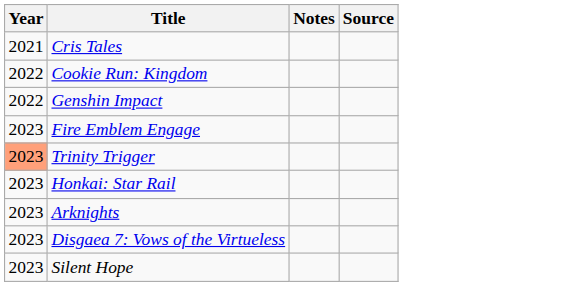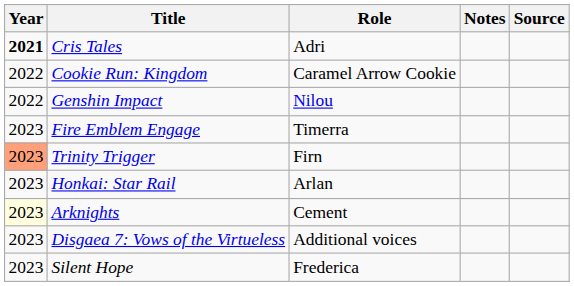+ column: (375, 18)
(26, 45) normal -> (26, 45) bold
(26, 211) no background -> (26, 211) lightyellow background
